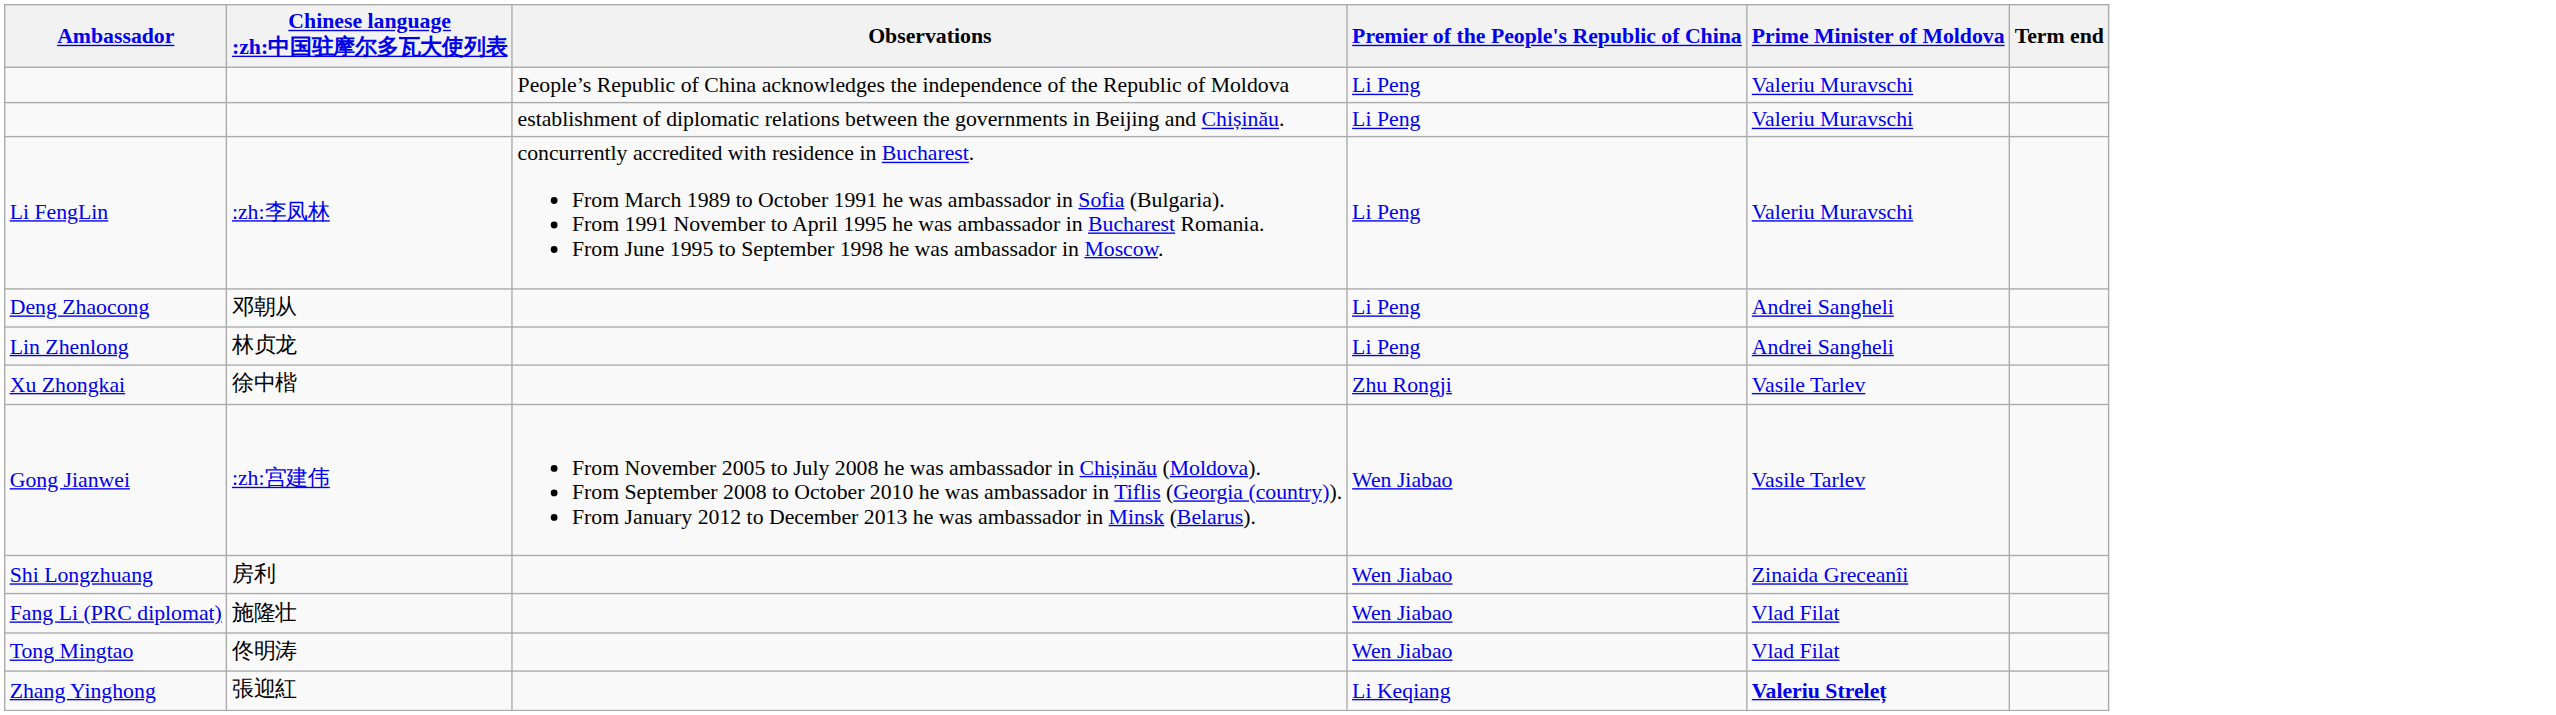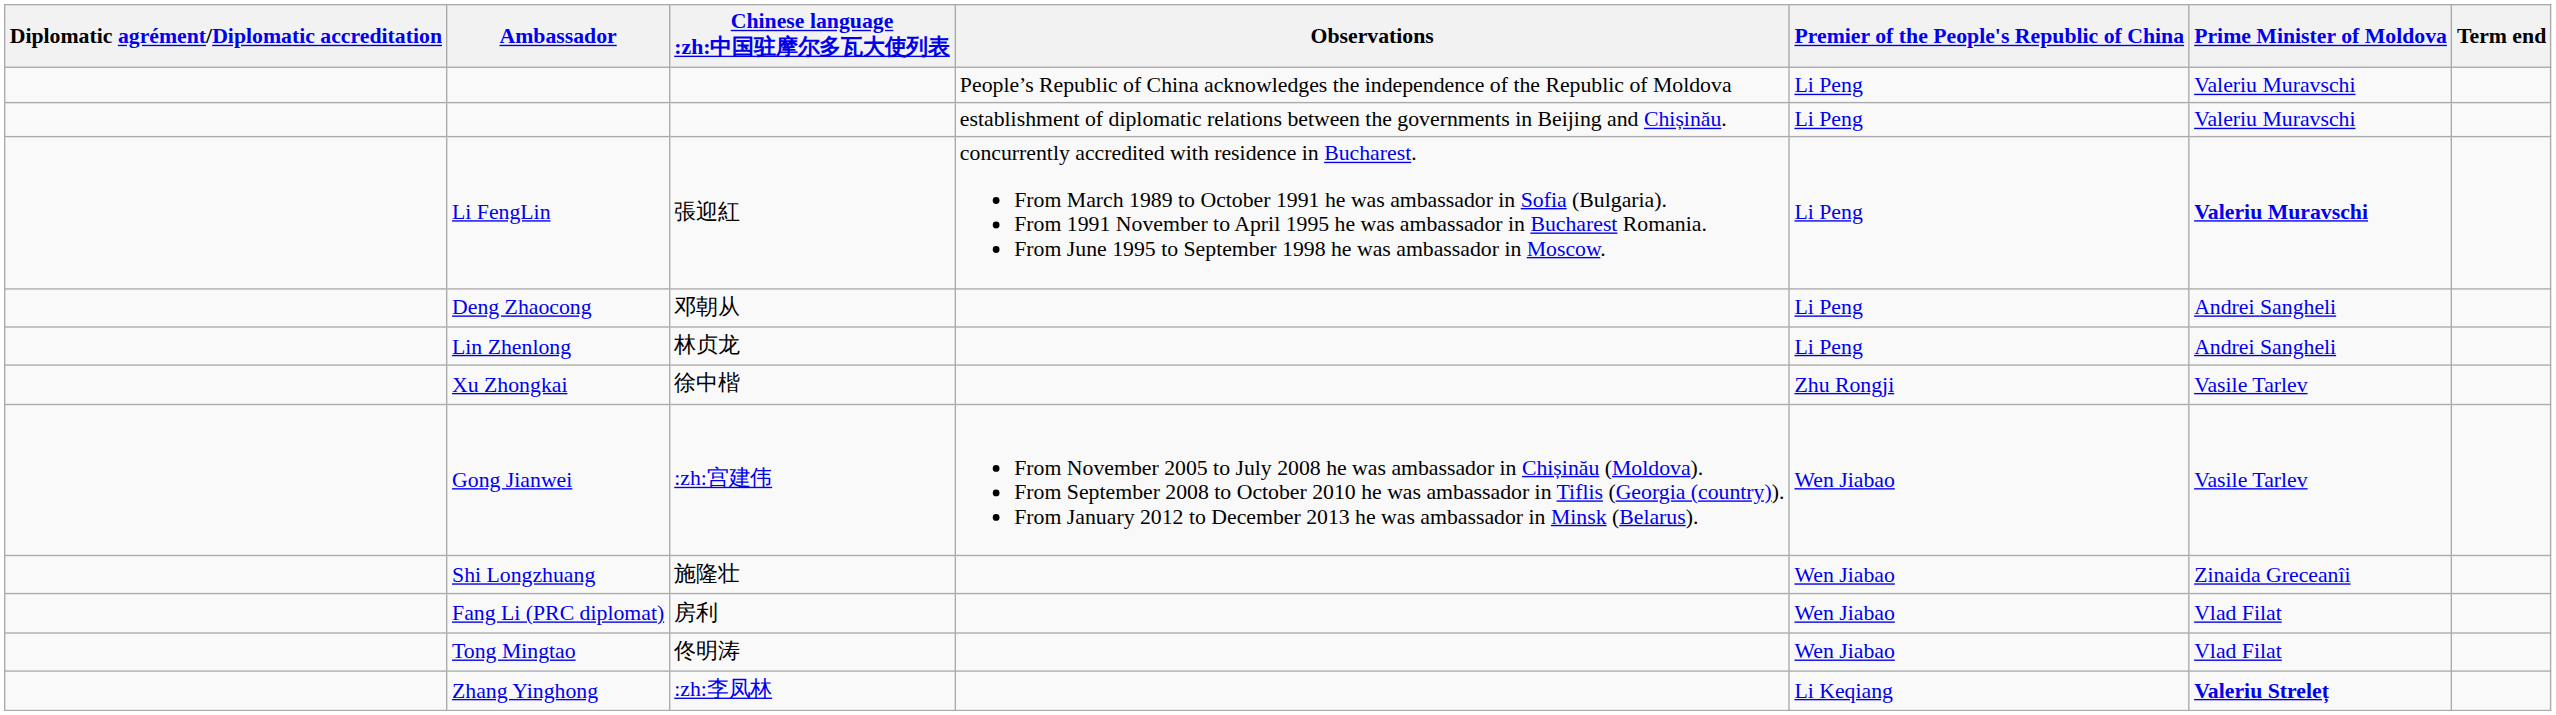+ column: (226, 36)
(281, 211) :zh:李凤林 -> (707, 211) 張迎紅
(1832, 212) normal -> (2281, 212) bold
(254, 573) 房利 -> (707, 573) 施隆壮
(265, 612) 施隆壮 -> (696, 612) 房利
(265, 689) 張迎紅 -> (723, 689) :zh:李凤林
